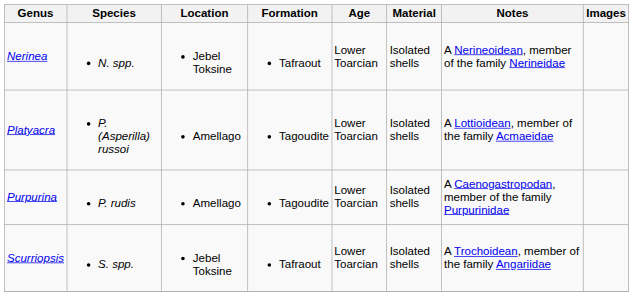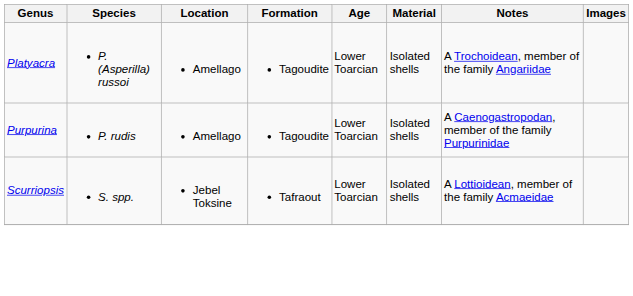- row: (27, 56)
(508, 130) A Lottioidean, member of the family Acmaeidae -> (512, 62) A Trochoidean, member of the family Angariidae
(512, 258) A Trochoidean, member of the family Angariidae -> (508, 190) A Lottioidean, member of the family Acmaeidae
